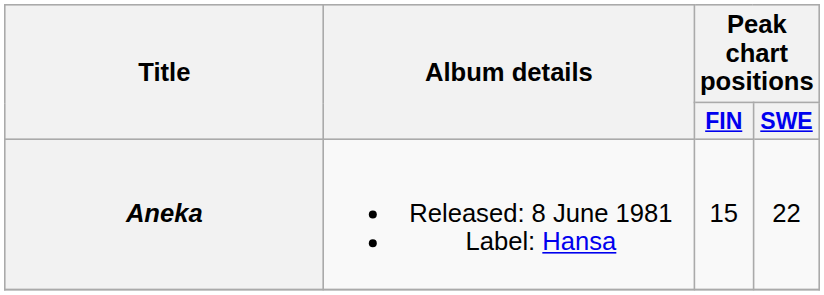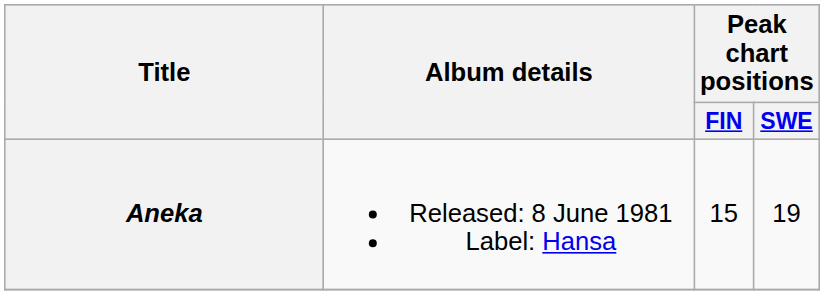(787, 213) 22 -> (787, 213) 19
